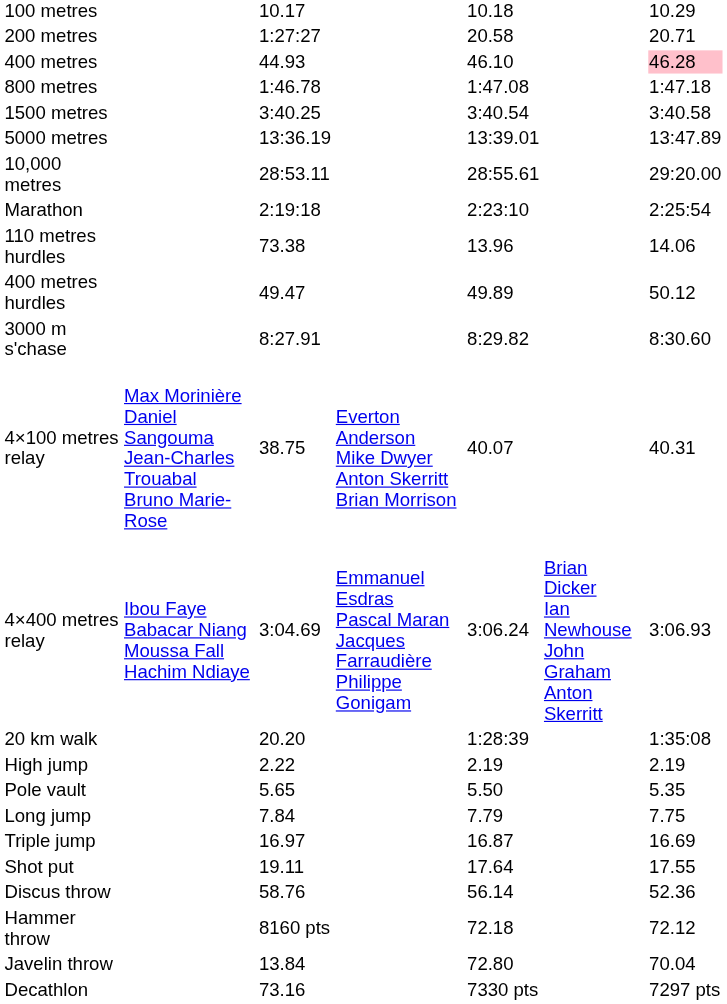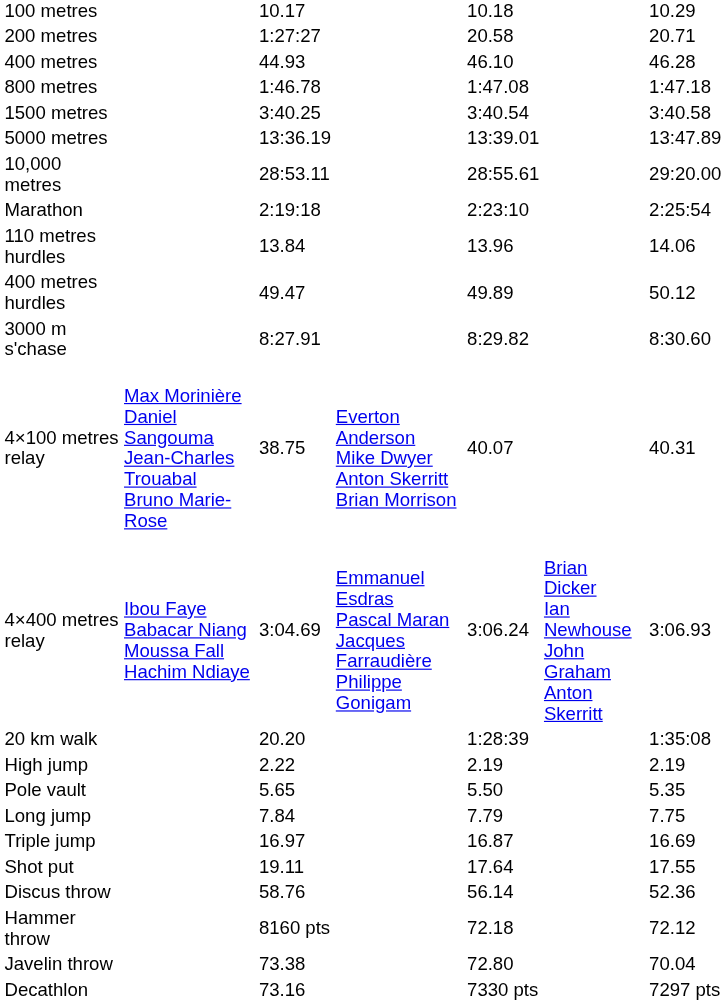(672, 61) pink background -> (672, 61) no background
(282, 246) 73.38 -> (282, 246) 13.84
(282, 964) 13.84 -> (282, 964) 73.38
